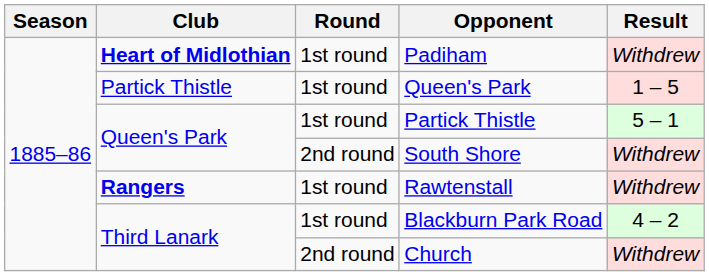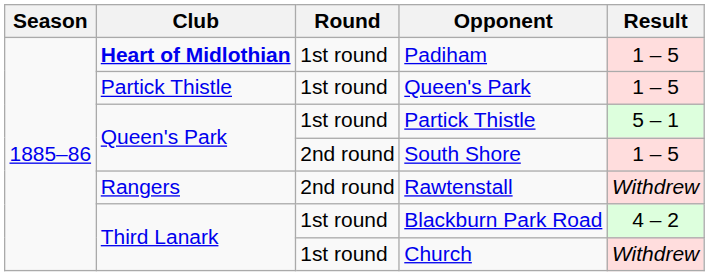(656, 54) Withdrew -> (656, 54) 1 – 5
(656, 154) Withdrew -> (656, 154) 1 – 5
(143, 187) bold -> (140, 187) normal
(344, 187) 1st round -> (347, 187) 2nd round
(347, 253) 2nd round -> (344, 253) 1st round
